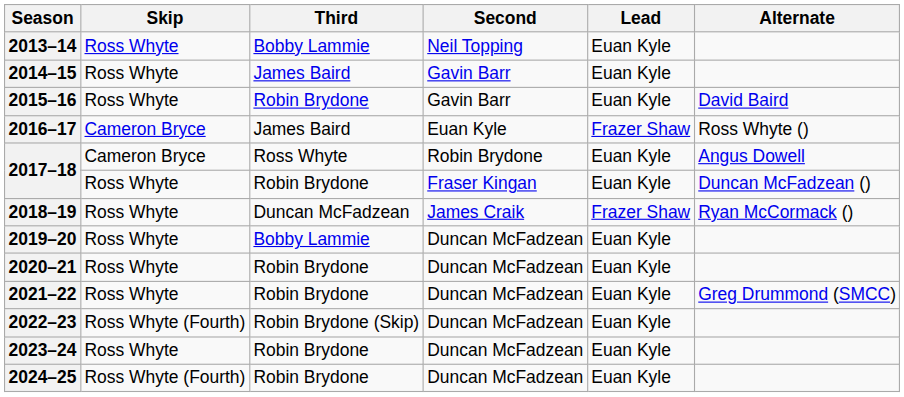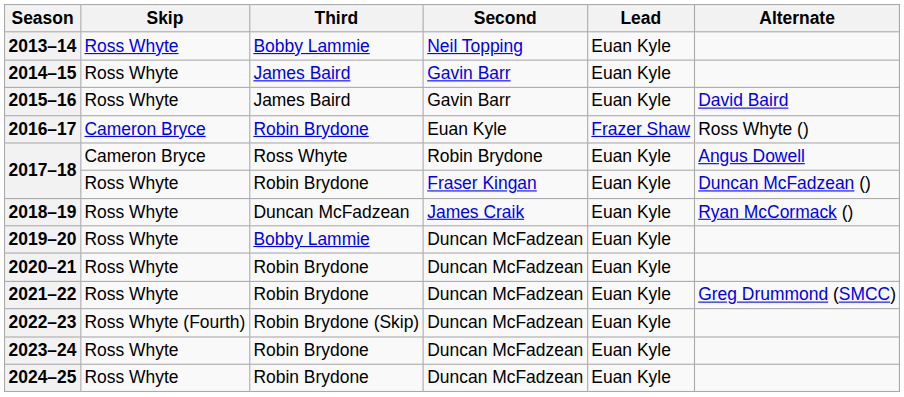(311, 101) Robin Brydone -> (302, 101) James Baird
(302, 128) James Baird -> (311, 128) Robin Brydone
(641, 211) Frazer Shaw -> (631, 211) Euan Kyle
(165, 377) Ross Whyte (Fourth) -> (132, 377) Ross Whyte
